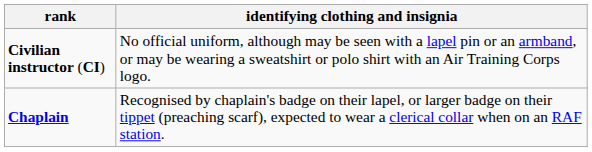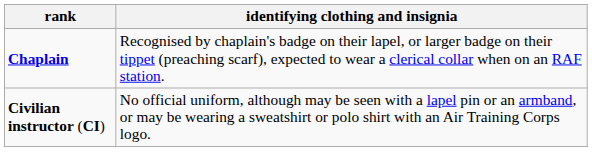rows swapped: (56, 58) <-> (38, 117)
